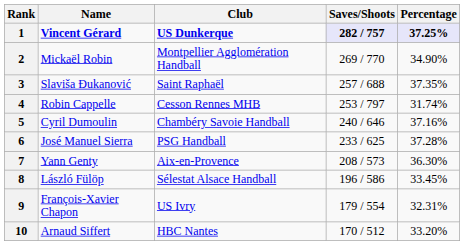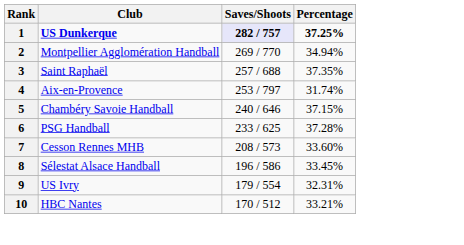- column: (96, 14)
(429, 33) lavender background -> (325, 33) no background
(429, 58) 34.90% -> (325, 52) 34.94%
(209, 103) Cesson Rennes MHB -> (82, 90) Aix-en-Provence
(429, 122) 37.16% -> (325, 109) 37.15%
(198, 160) Aix-en-Provence -> (92, 147) Cesson Rennes MHB
(429, 160) 36.30% -> (325, 147) 33.60%
(429, 231) 33.20% -> (325, 204) 33.21%
